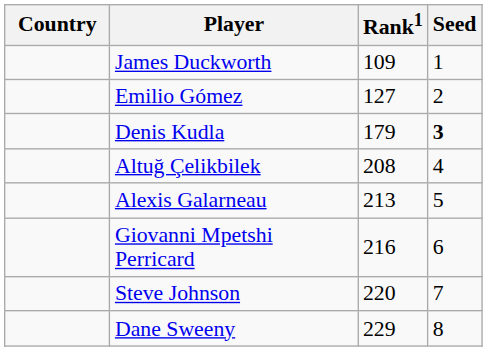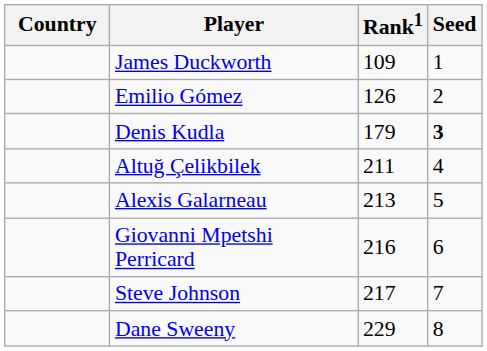(379, 96) 127 -> (379, 96) 126
(379, 165) 208 -> (379, 165) 211
(379, 293) 220 -> (379, 293) 217
